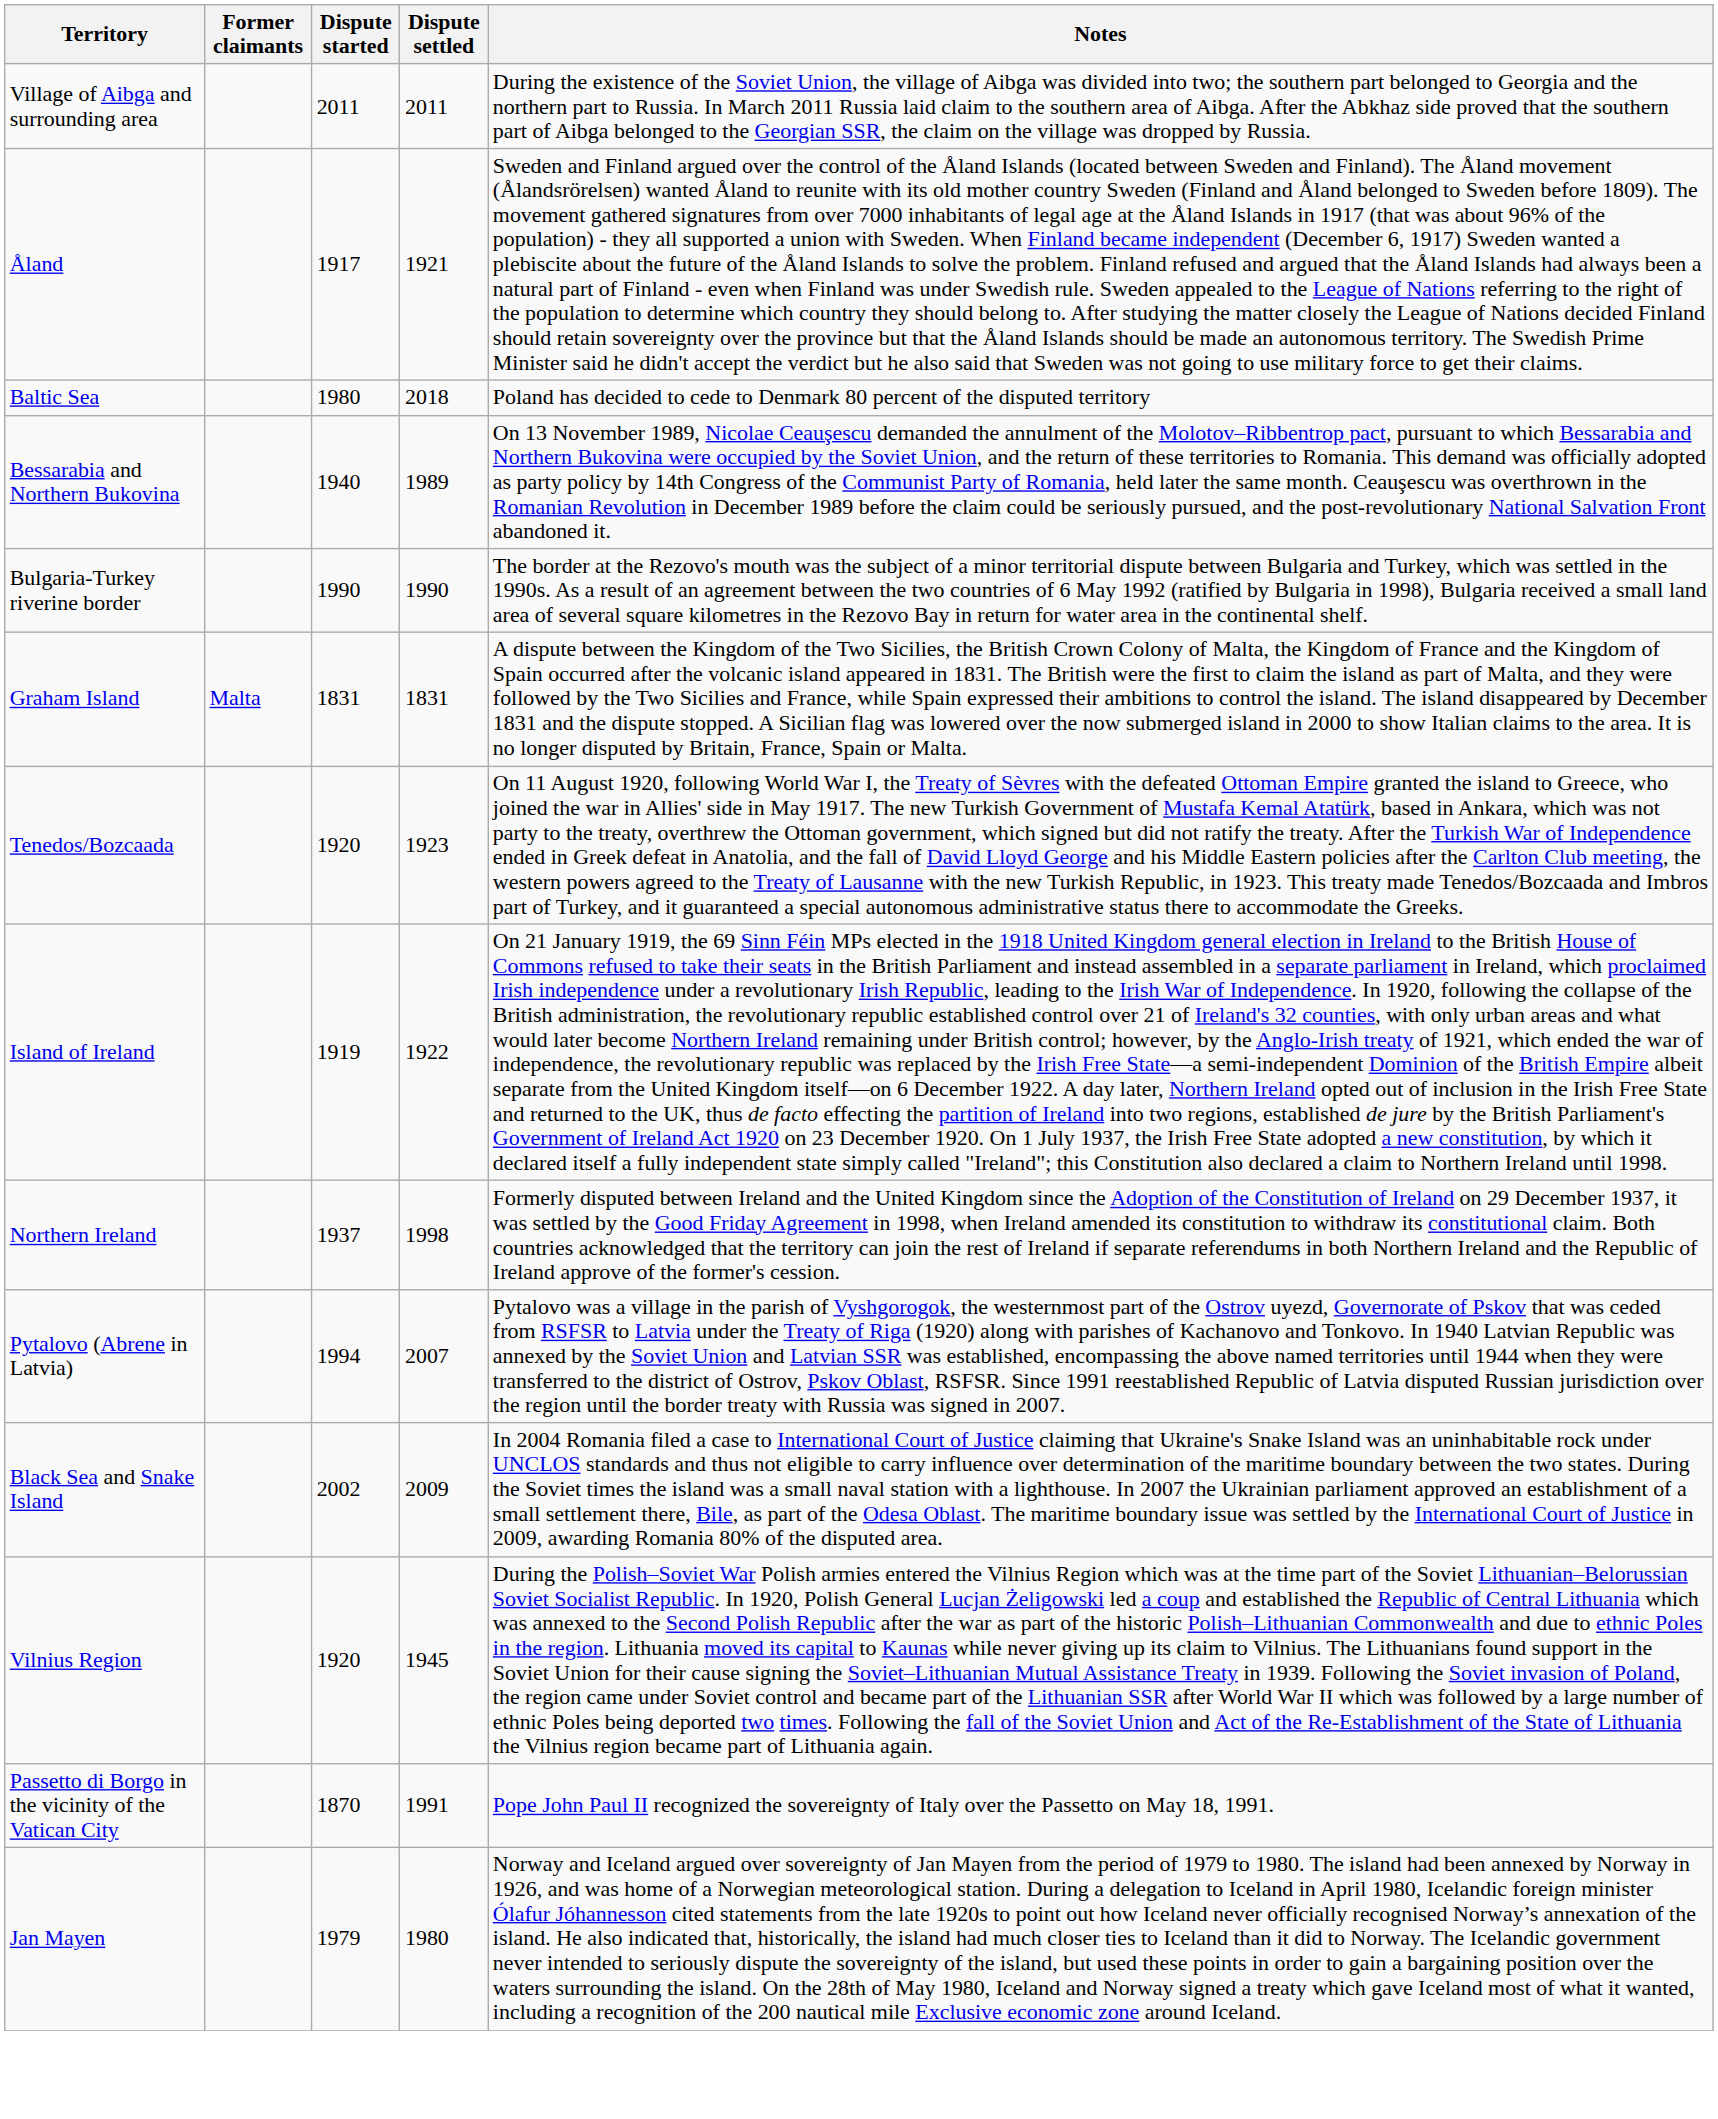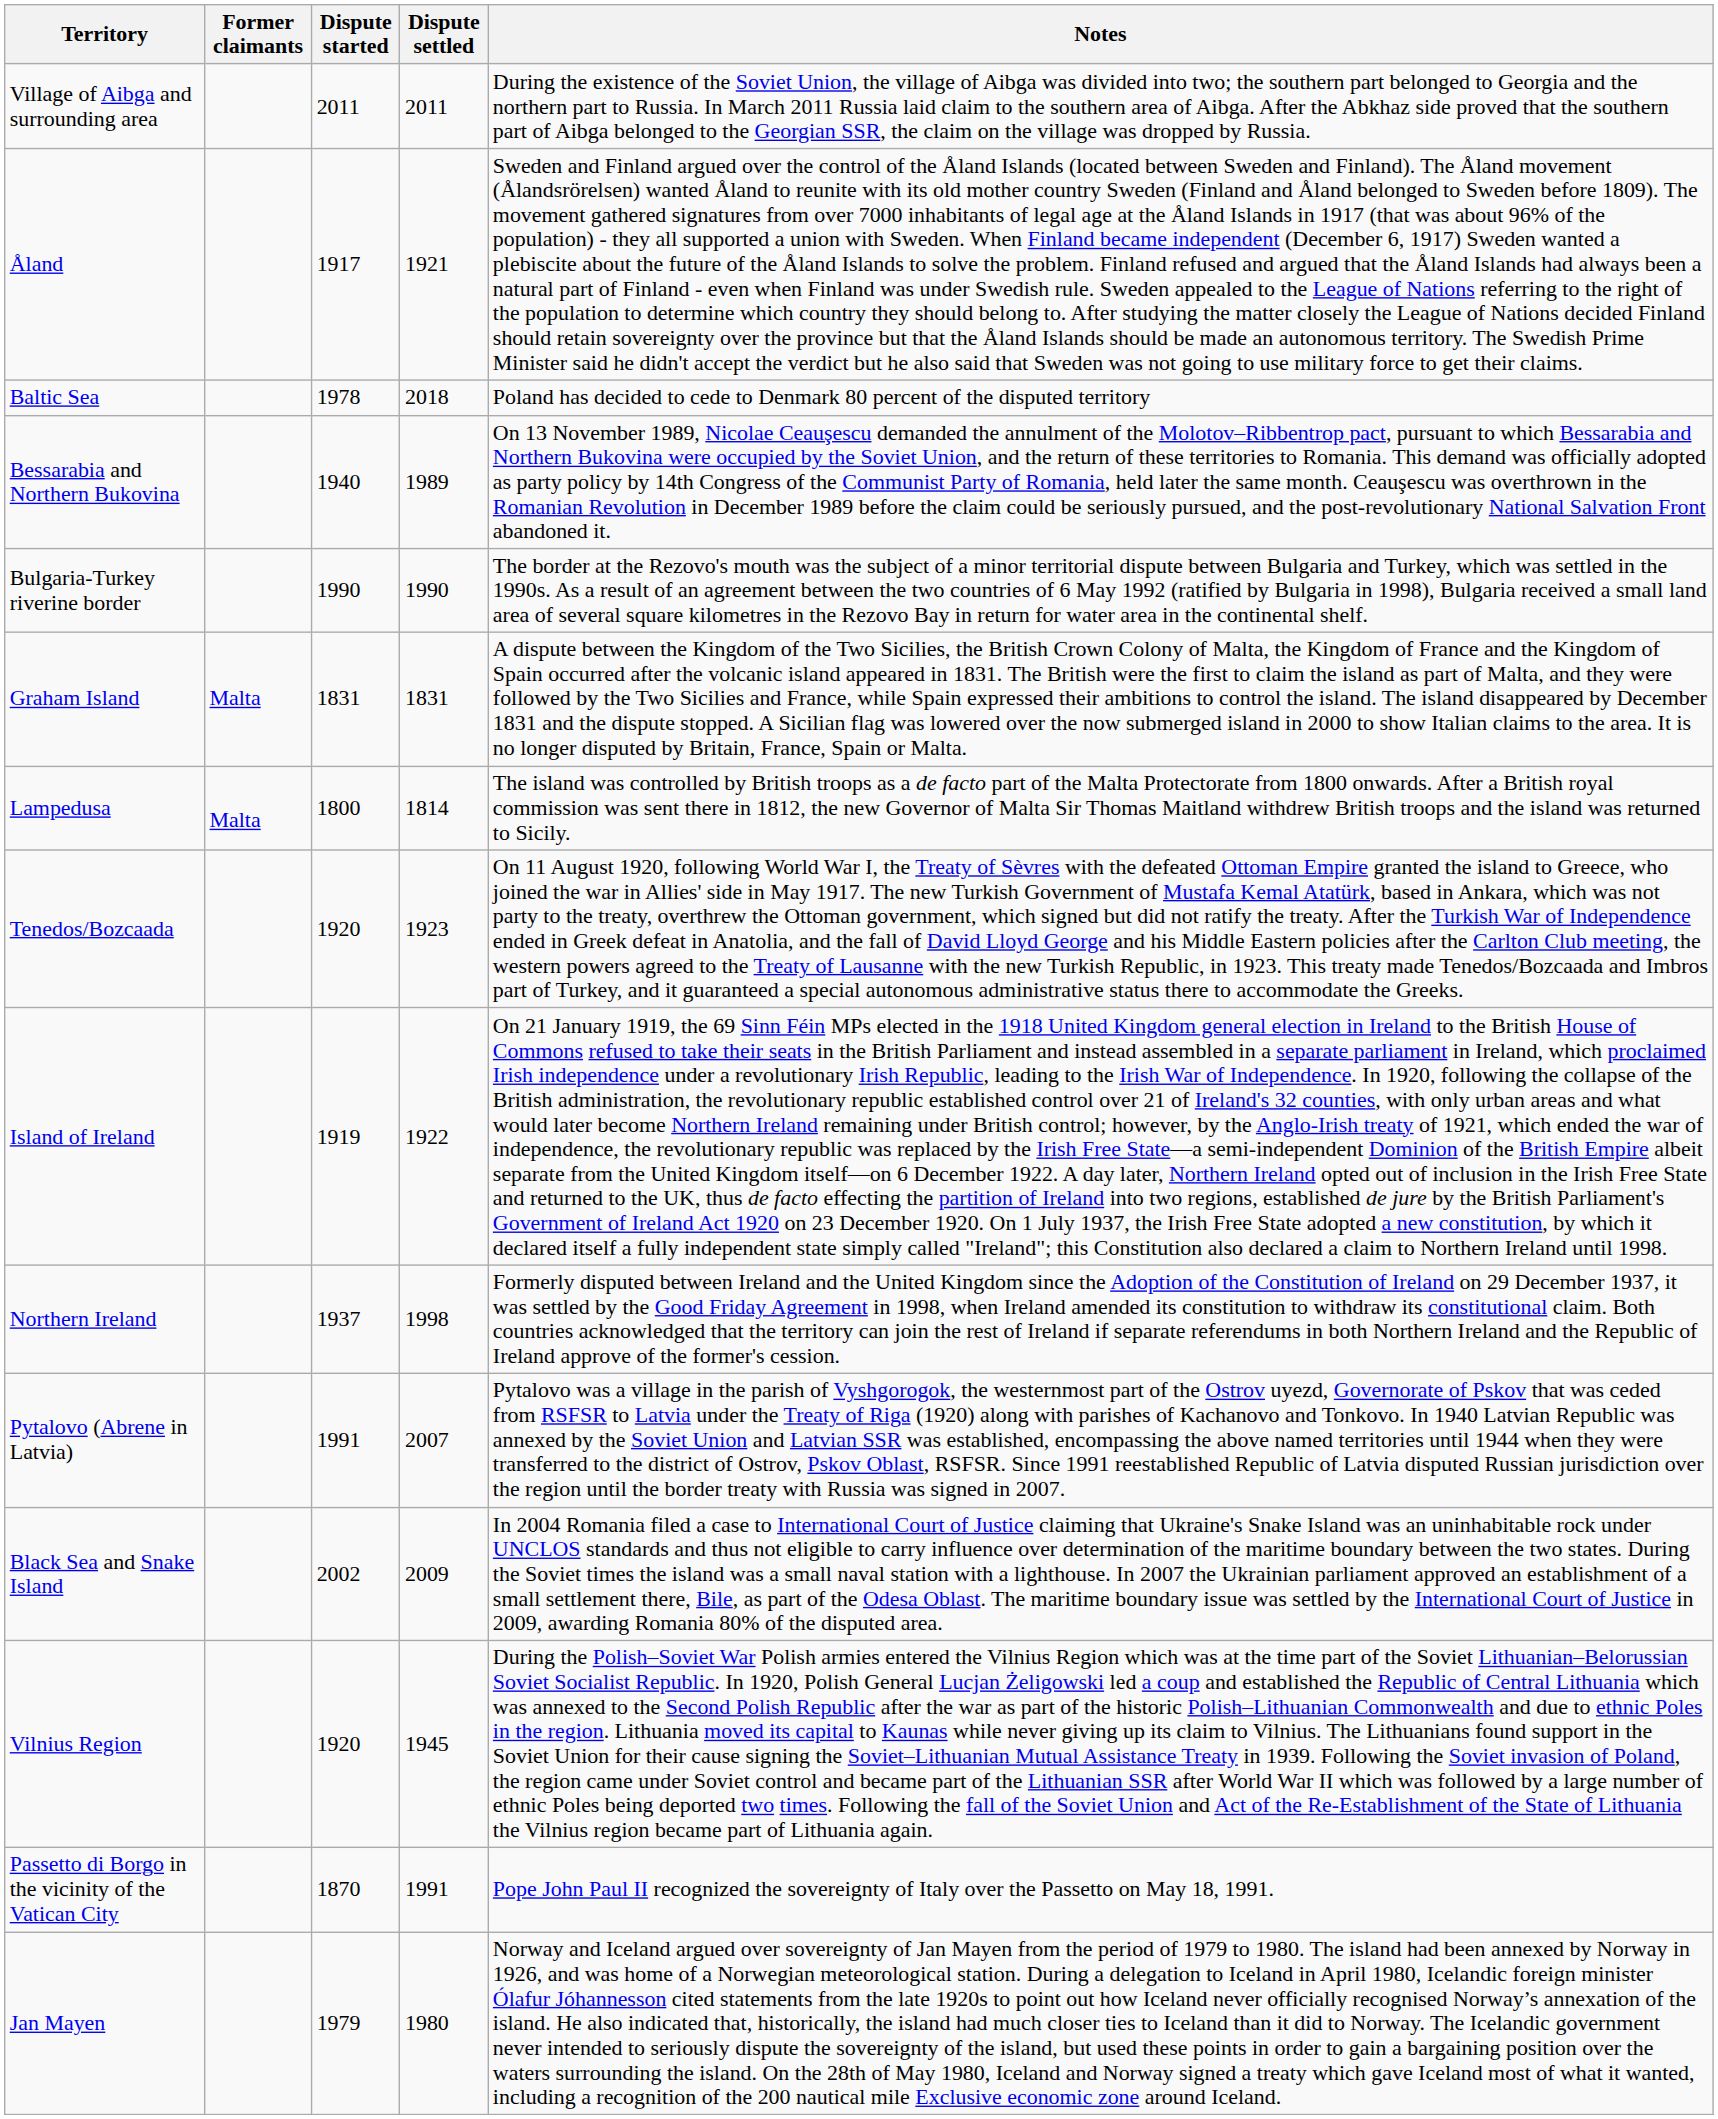(339, 397) 1980 -> (339, 397) 1978
+ row: (60, 807)
(339, 1355) 1994 -> (339, 1440) 1991
